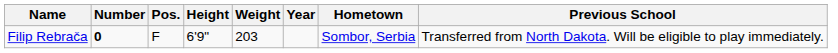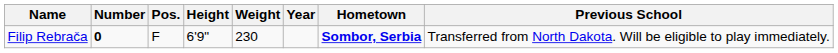(247, 36) 203 -> (247, 36) 230
(368, 36) normal -> (371, 36) bold
